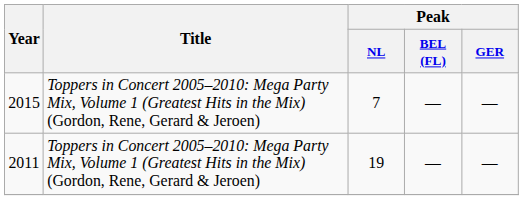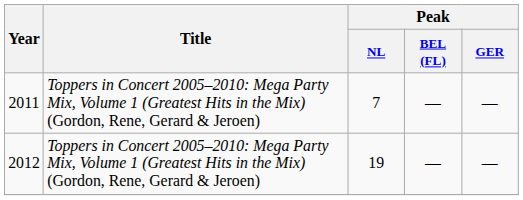(24, 102) 2015 -> (24, 102) 2011
(24, 163) 2011 -> (24, 163) 2012
